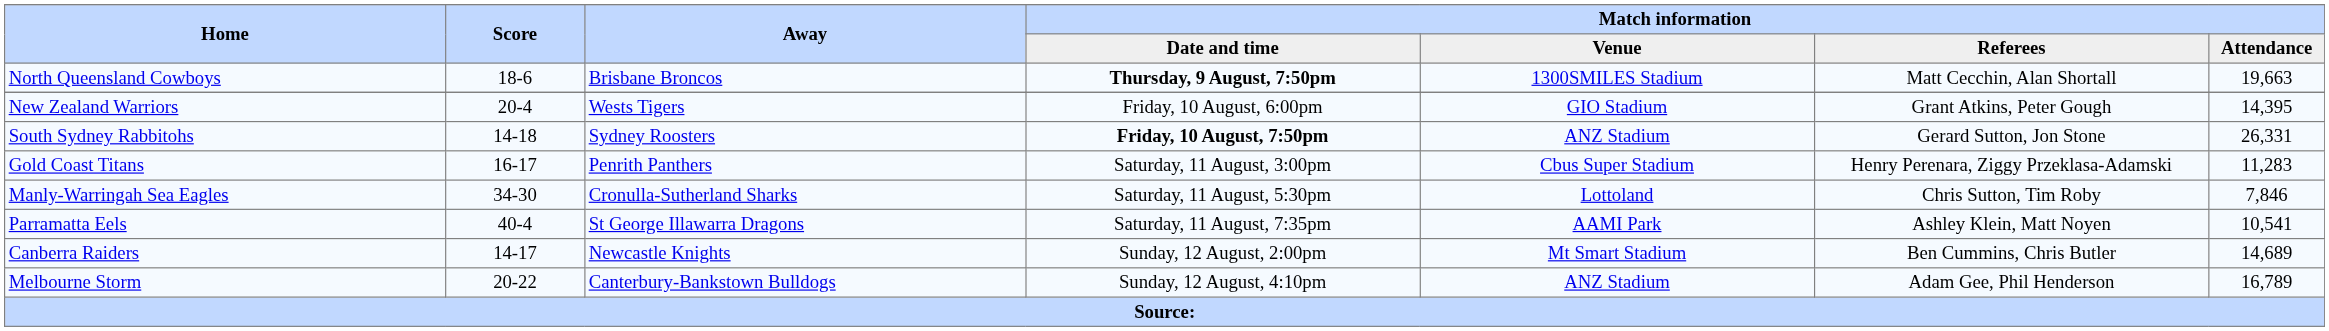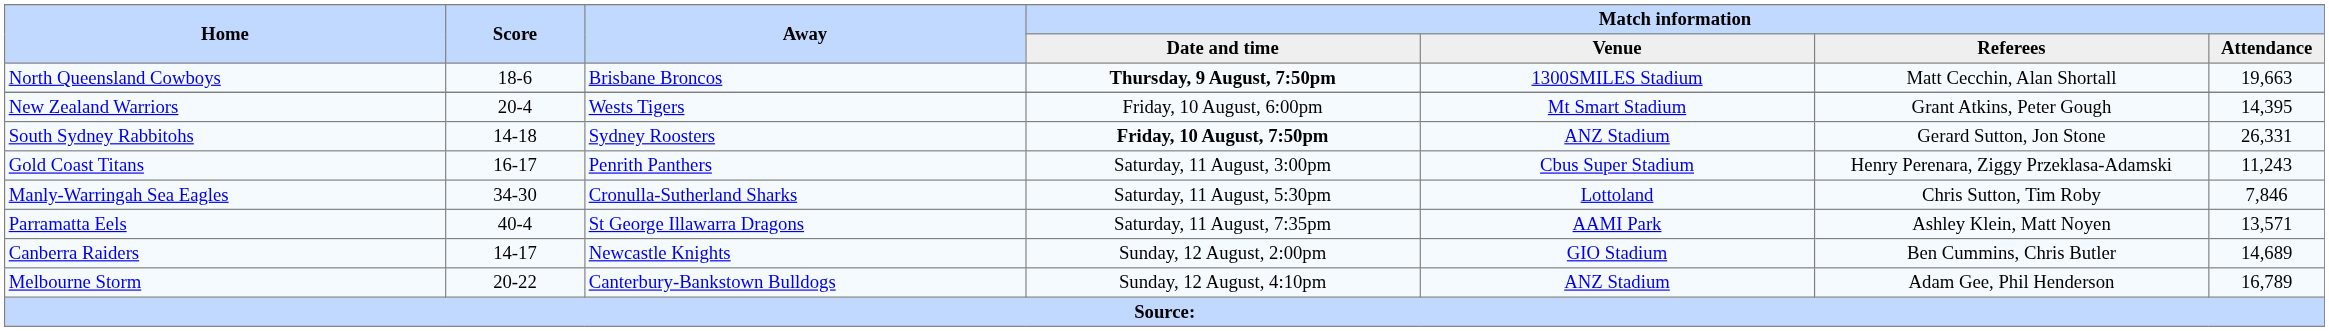(1617, 106) GIO Stadium -> (1617, 106) Mt Smart Stadium
(2267, 165) 11,283 -> (2267, 165) 11,243
(2267, 223) 10,541 -> (2267, 223) 13,571
(1617, 253) Mt Smart Stadium -> (1617, 253) GIO Stadium
